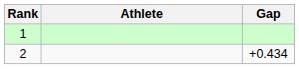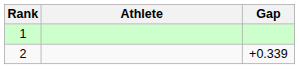(268, 53) +0.434 -> (268, 53) +0.339
